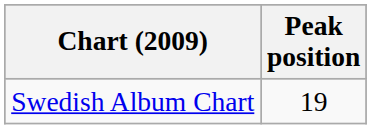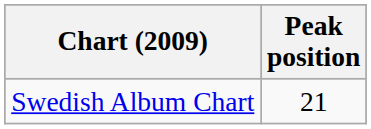(314, 100) 19 -> (314, 100) 21
